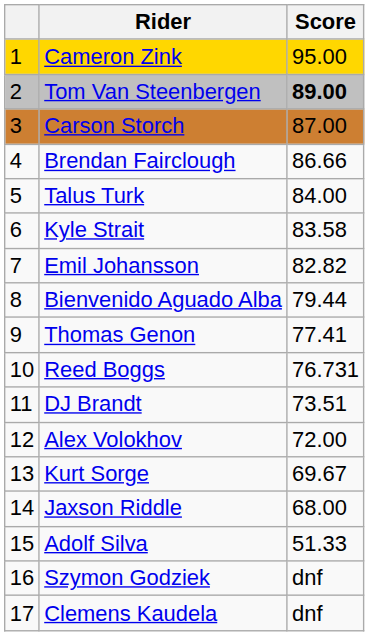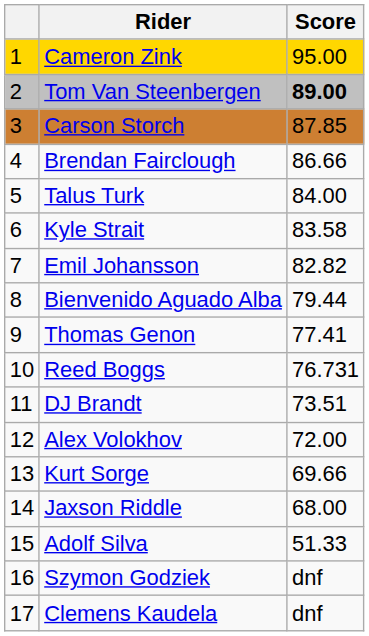(319, 126) 87.00 -> (319, 126) 87.85
(319, 473) 69.67 -> (319, 473) 69.66
